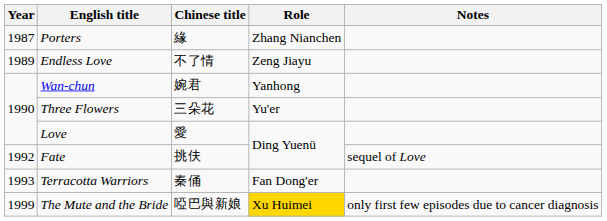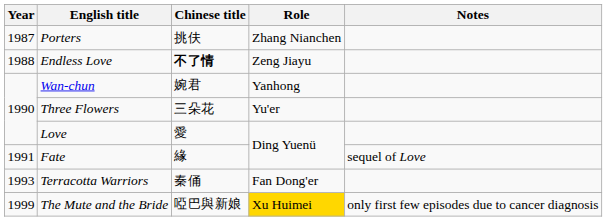(181, 37) 緣 -> (188, 37) 挑伕
(21, 61) 1989 -> (21, 61) 1988
(195, 61) normal -> (195, 61) bold
(21, 156) 1992 -> (21, 156) 1991
(188, 156) 挑伕 -> (181, 156) 緣
